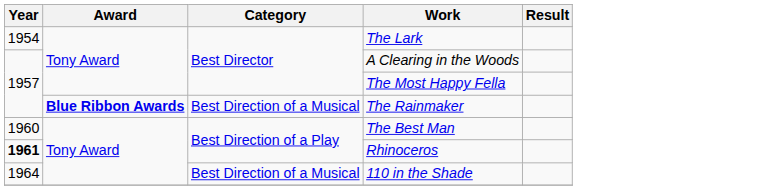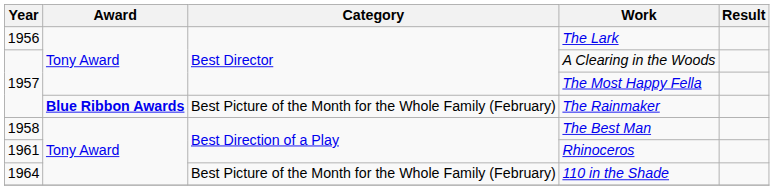(24, 38) 1954 -> (24, 38) 1956
(275, 106) Best Direction of a Musical -> (373, 106) Best Picture of the Month for the Whole Family (February)
(24, 128) 1960 -> (24, 128) 1958
(24, 151) bold -> (24, 151) normal
(275, 173) Best Direction of a Musical -> (373, 173) Best Picture of the Month for the Whole Family (February)
